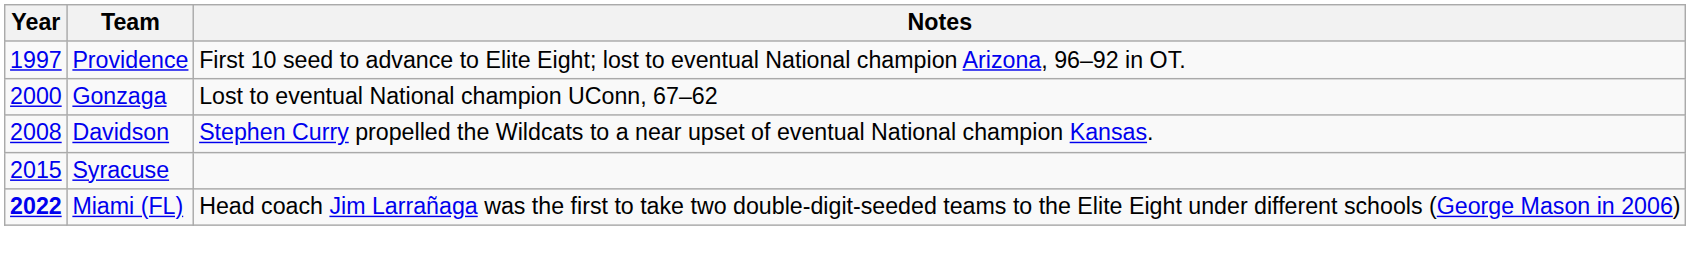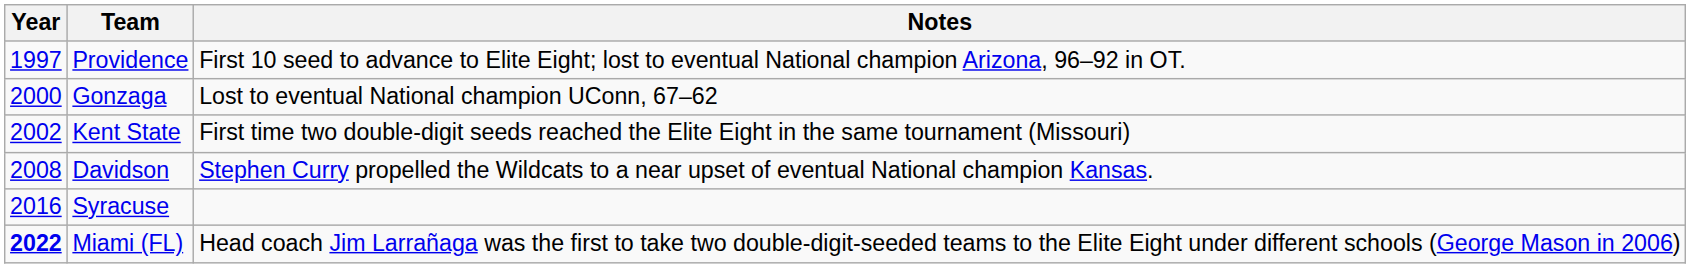+ row: (127, 133)
(36, 170) 2015 -> (36, 206) 2016
